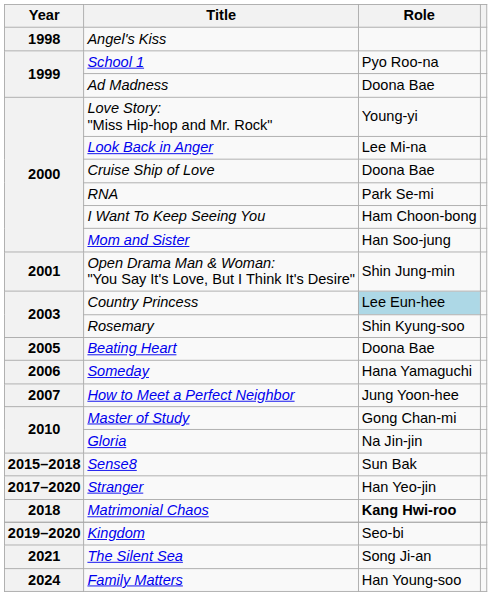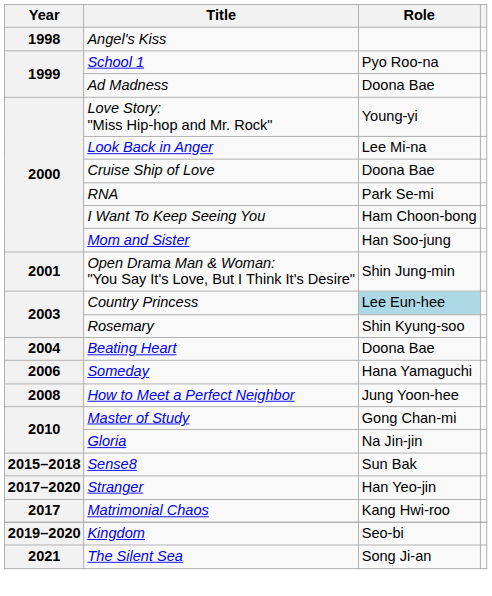(44, 348) 2005 -> (44, 348) 2004
(44, 395) 2007 -> (44, 395) 2008
(44, 510) 2018 -> (44, 510) 2017
(409, 510) bold -> (406, 510) normal
- row: (135, 579)
